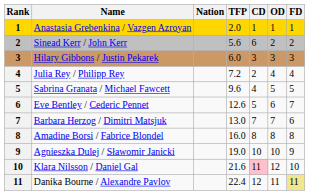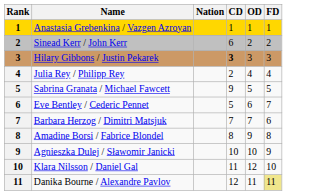- column: (238, 12)
(254, 58) normal -> (231, 58) bold
(254, 89) 4 -> (231, 89) 9
(273, 136) 8 -> (250, 136) 9
(256, 167) pink background -> (233, 167) no background
